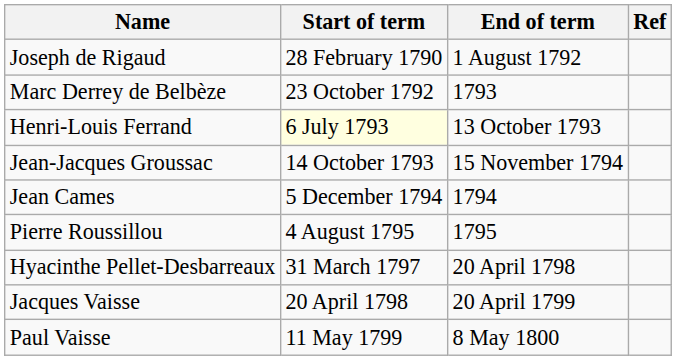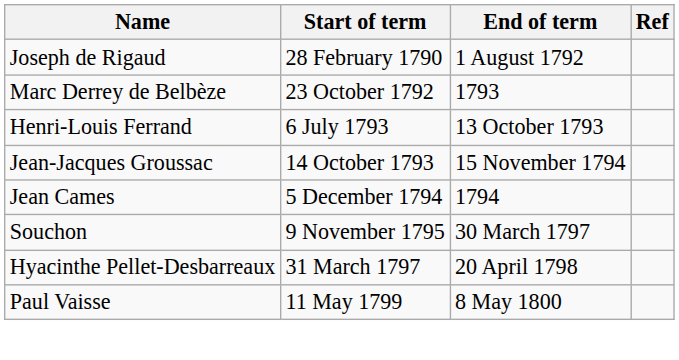(337, 127) lightyellow background -> (337, 127) no background
- row: (86, 232)
+ row: (48, 232)
- row: (75, 302)
